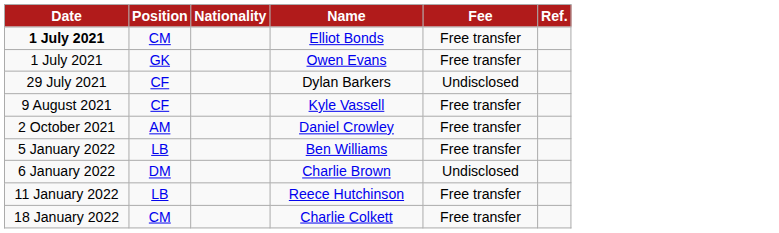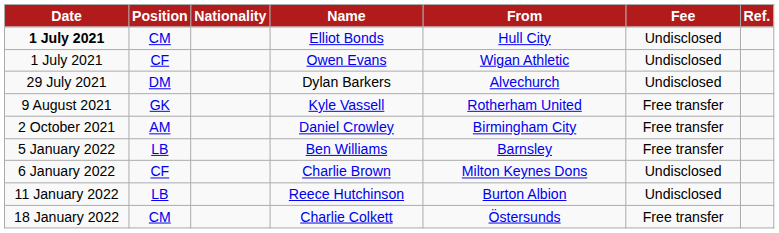+ column: (525, 16)
(480, 38) Free transfer -> (683, 38) Undisclosed
(160, 61) GK -> (160, 61) CF
(480, 61) Free transfer -> (683, 61) Undisclosed
(160, 83) CF -> (160, 83) DM
(160, 105) CF -> (160, 105) GK
(160, 172) DM -> (160, 172) CF
(480, 194) Free transfer -> (683, 194) Undisclosed
